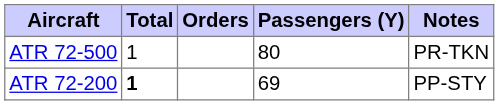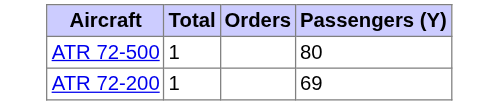- column: (451, 20)
(132, 83) bold -> (174, 83) normal
